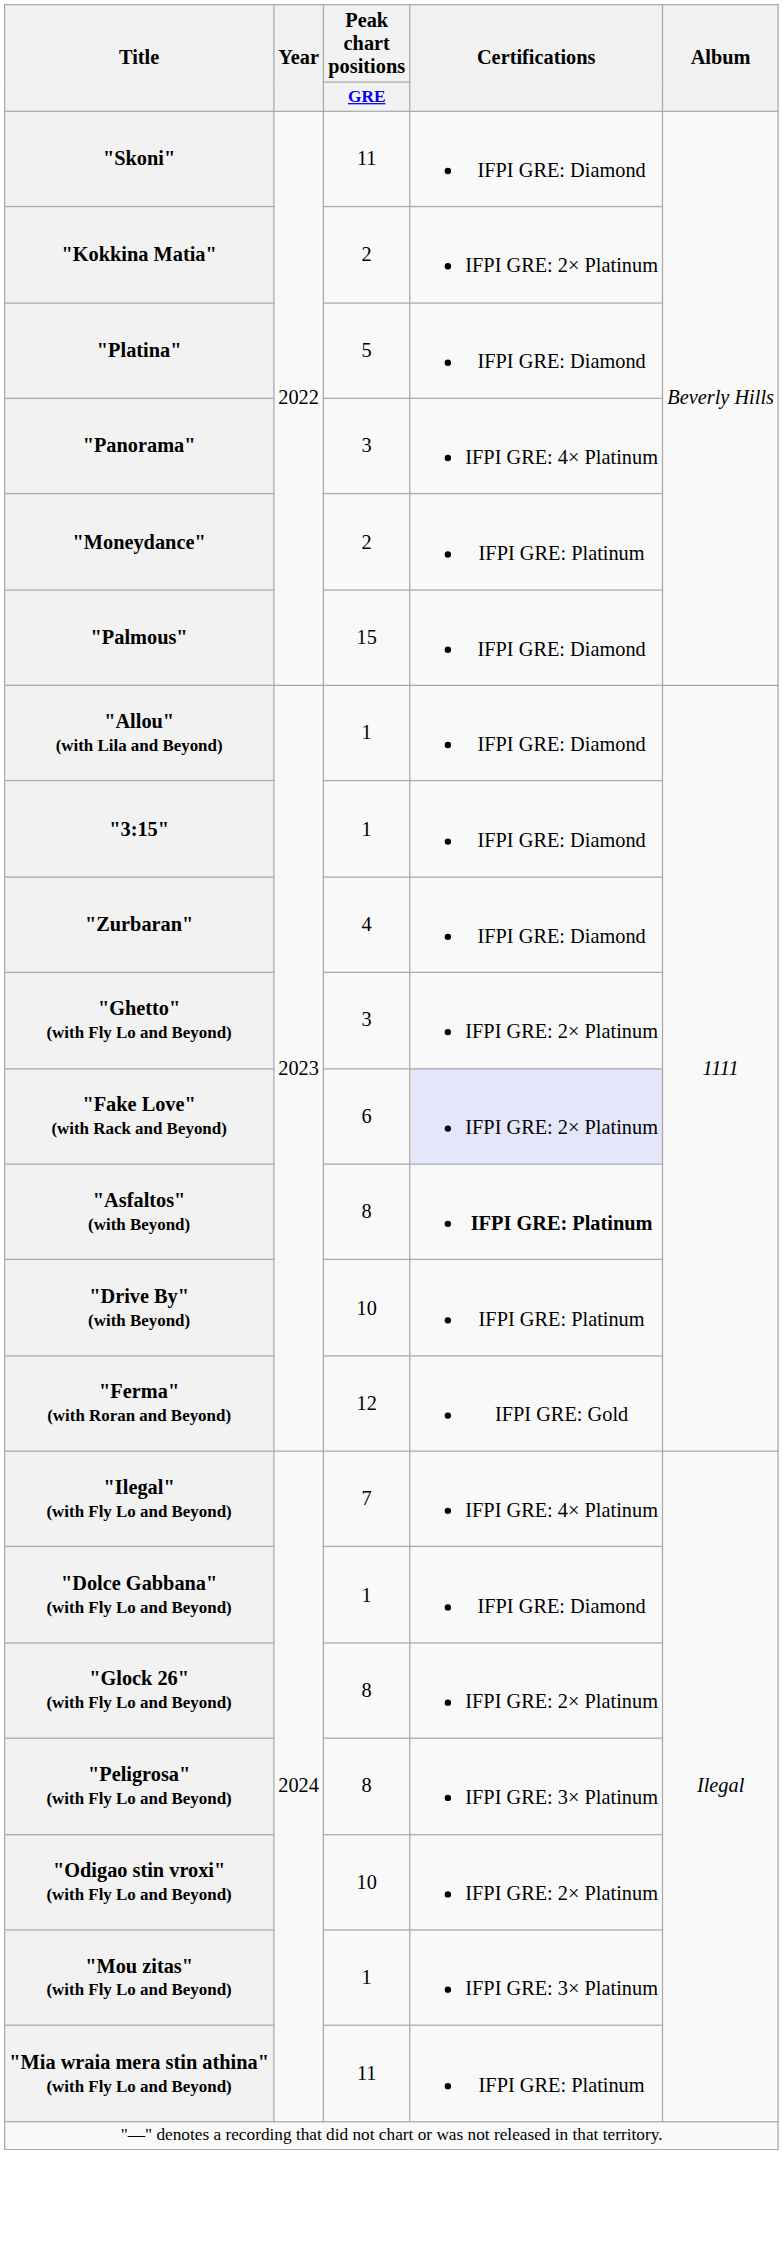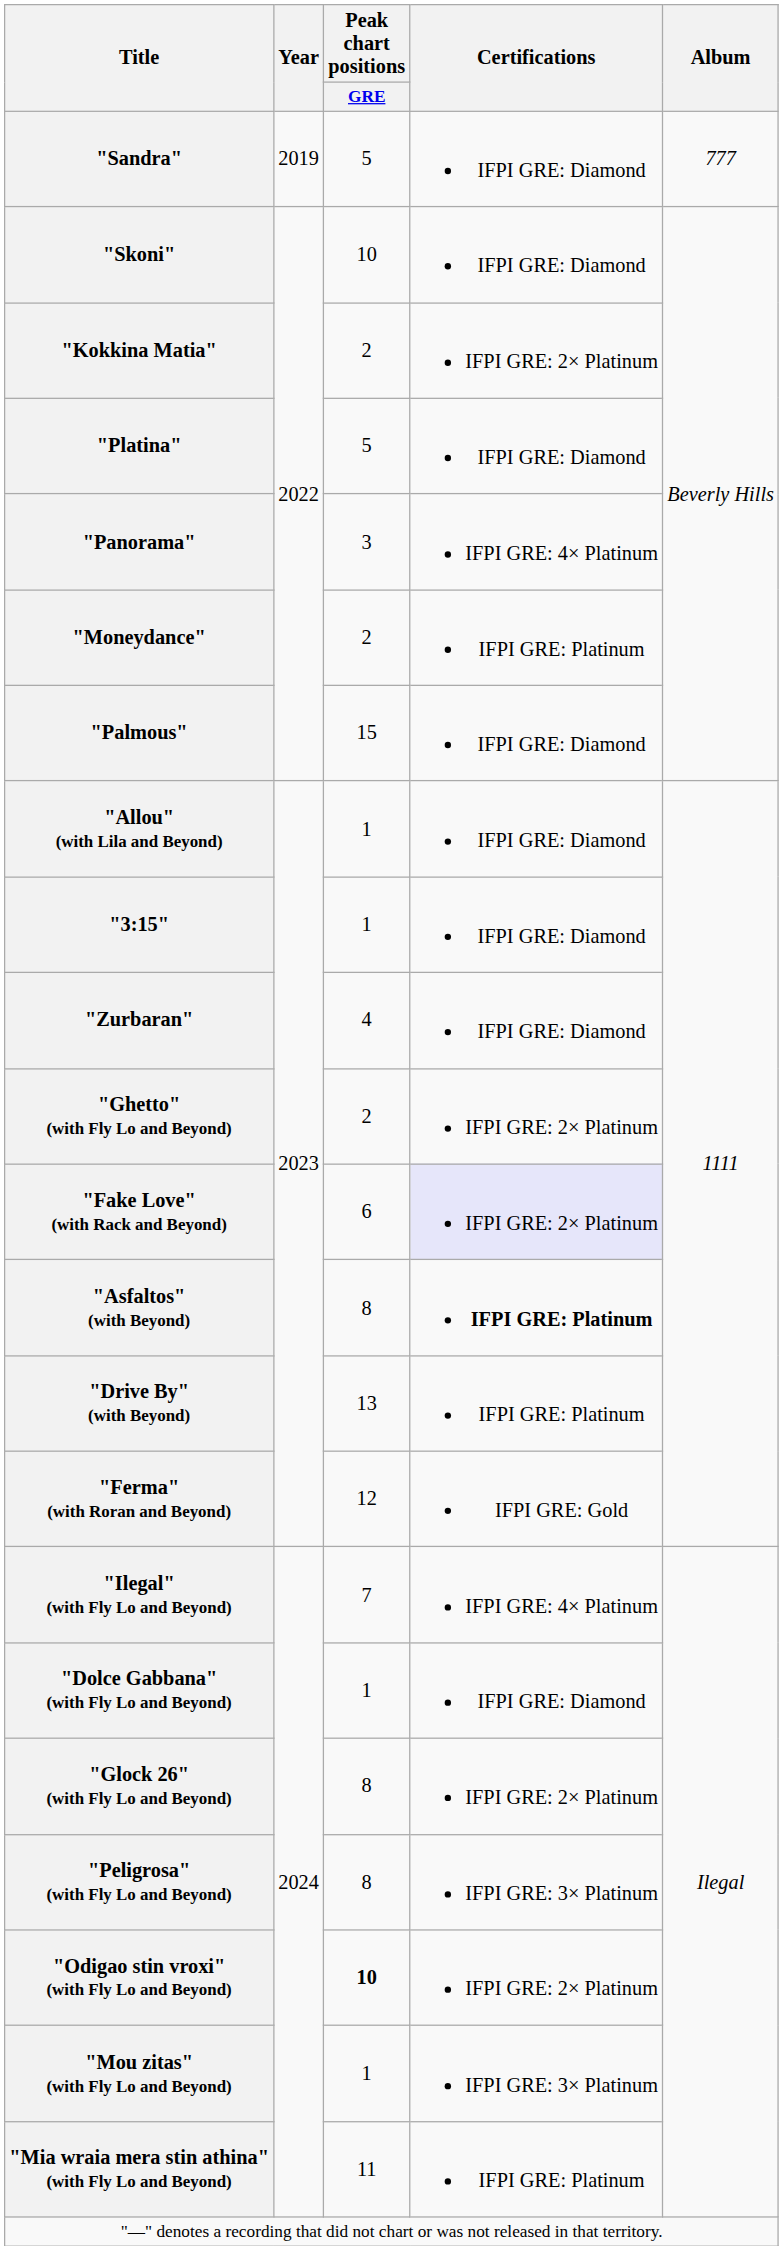+ row: (139, 158)
(367, 158) 11 -> (367, 254) 10
(367, 1020) 3 -> (367, 1116) 2
(367, 1307) 10 -> (367, 1403) 13
(367, 1881) normal -> (367, 1977) bold
